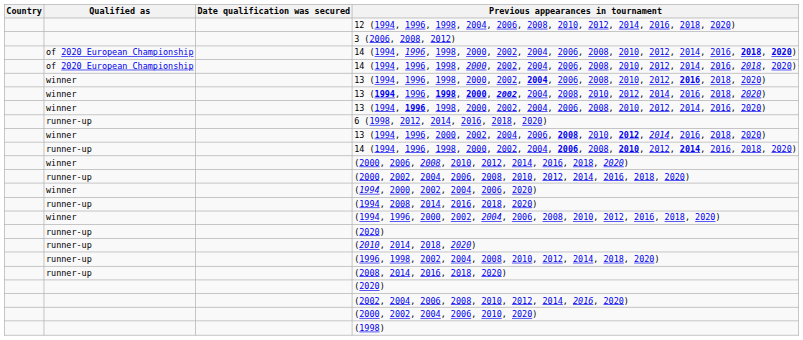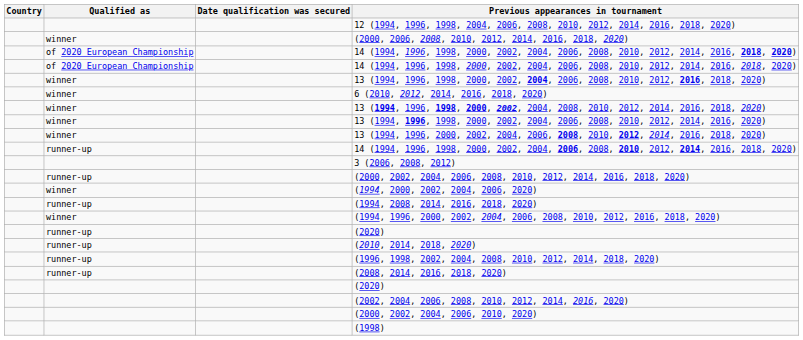rows swapped: (120, 39) <-> (61, 163)
+ row: (61, 94)
- row: (69, 121)
